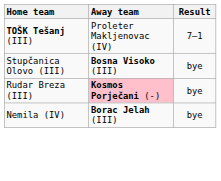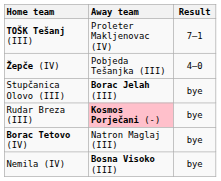+ row: (33, 66)
(123, 66) Bosna Visoko (III) -> (120, 90) Borac Jelah (III)
+ row: (38, 140)
(120, 115) Borac Jelah (III) -> (123, 164) Bosna Visoko (III)
